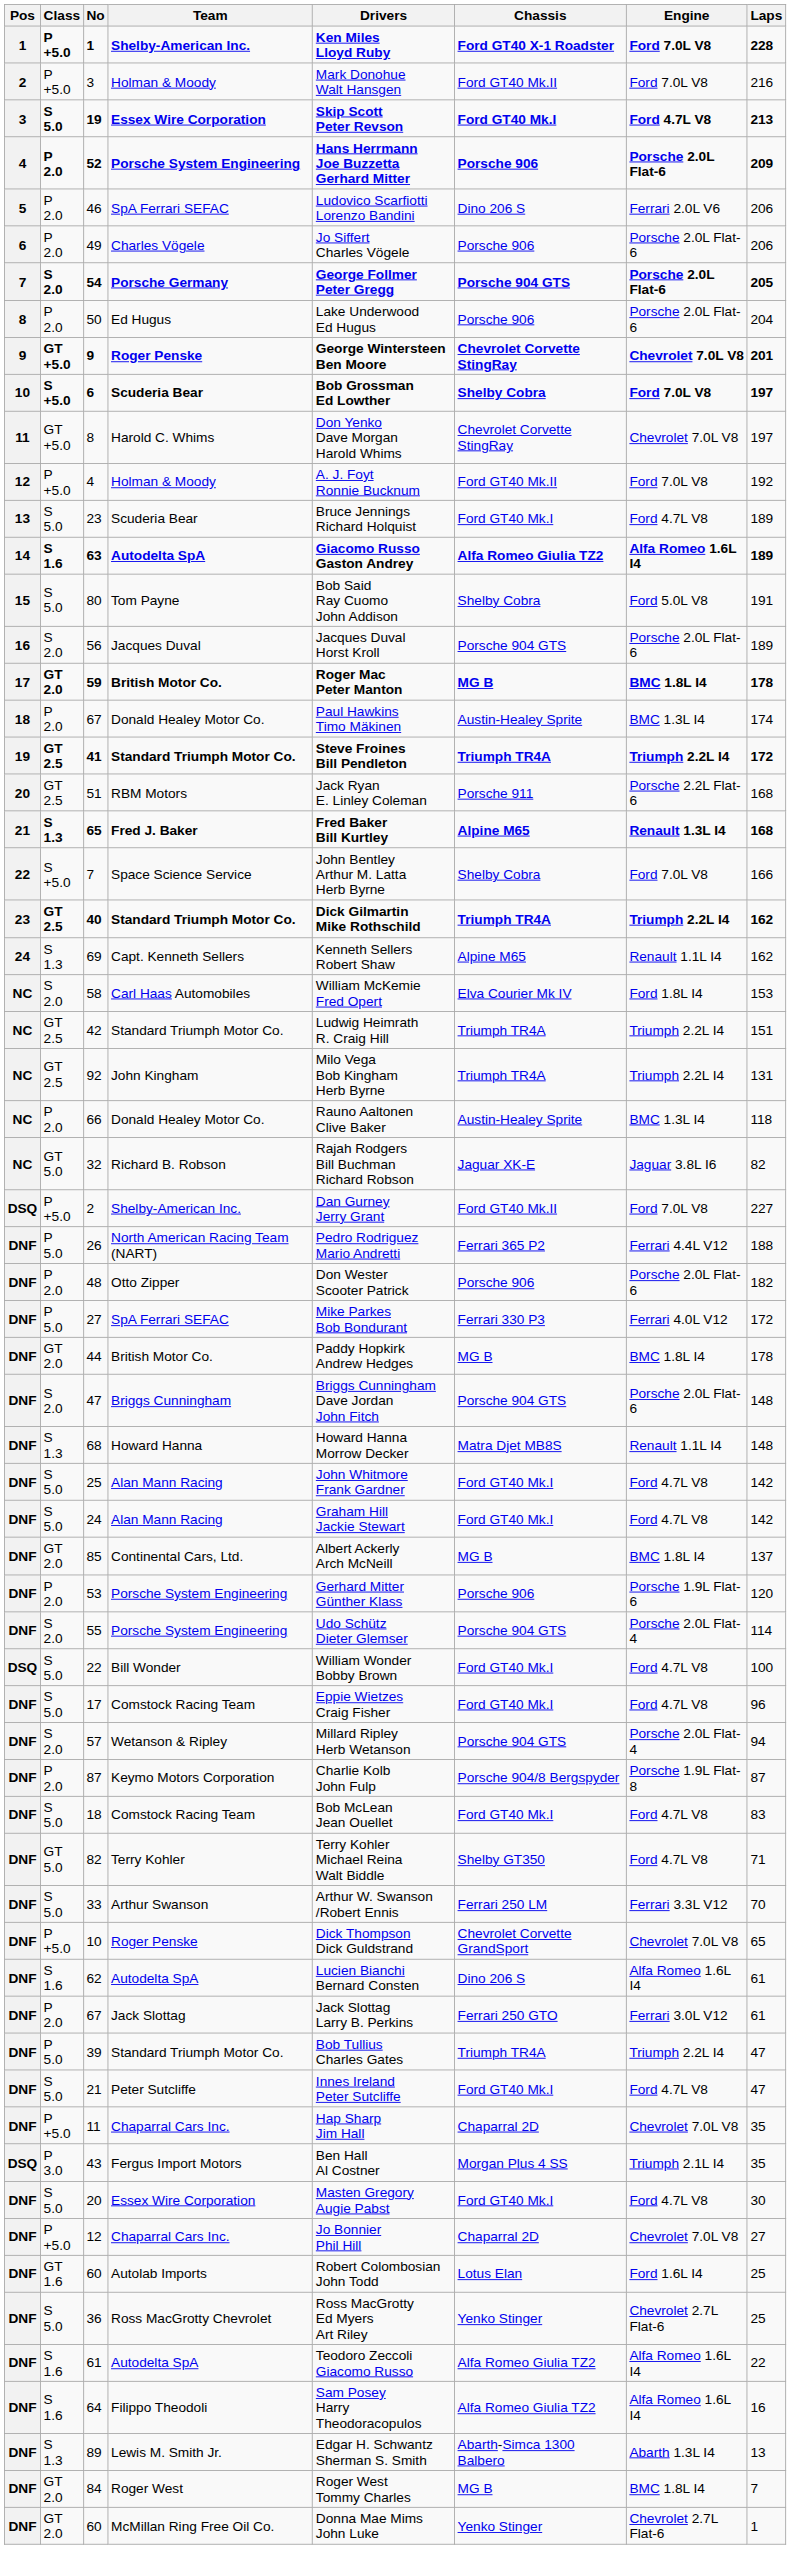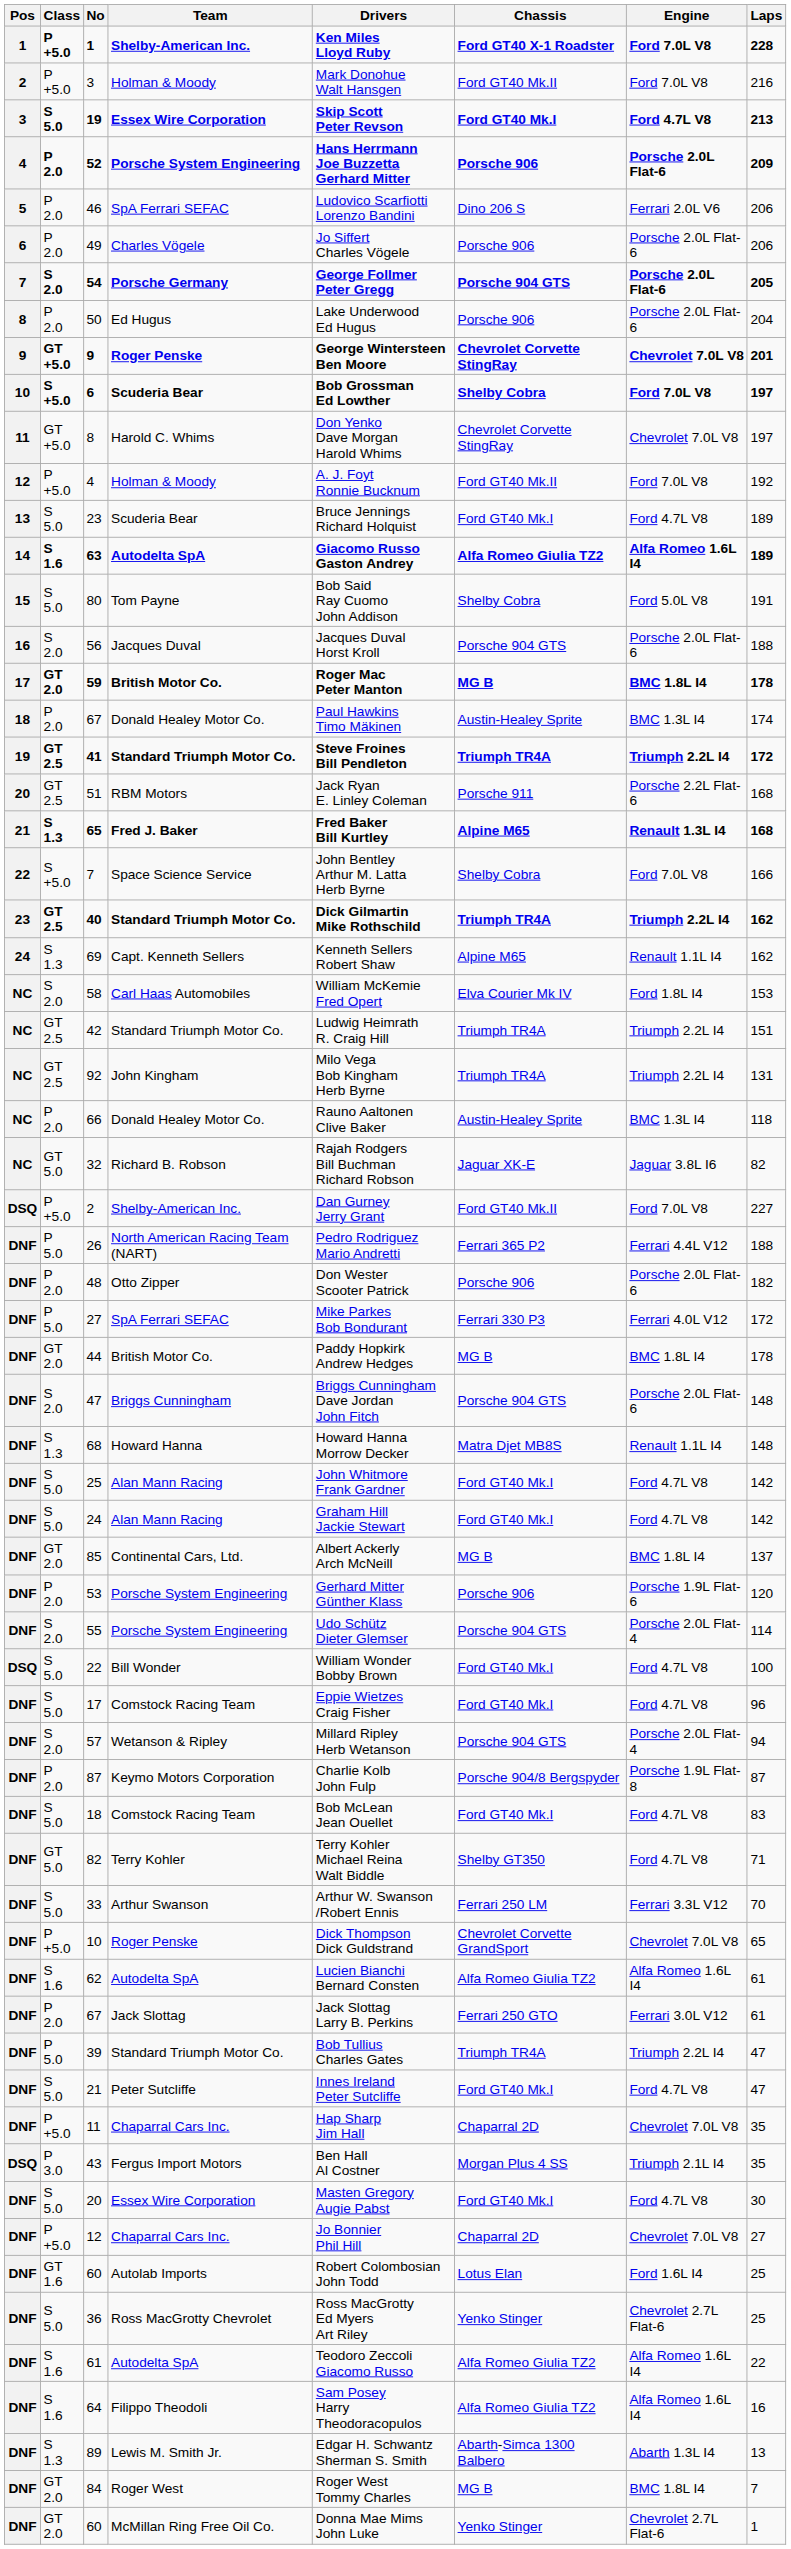(762, 645) 189 -> (762, 645) 188
(491, 1978) Dino 206 S -> (527, 1978) Alfa Romeo Giulia TZ2
